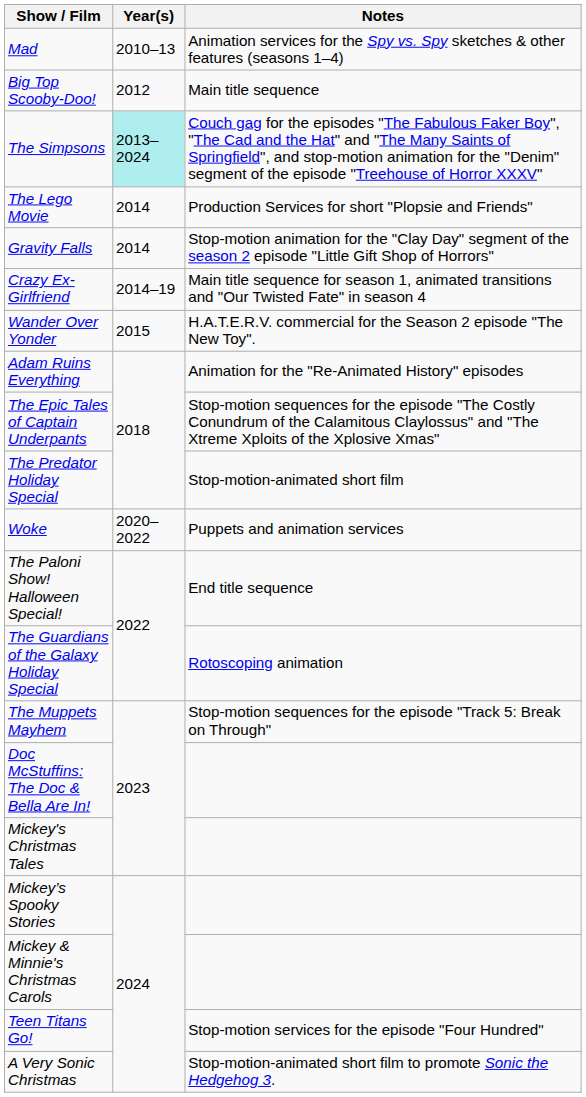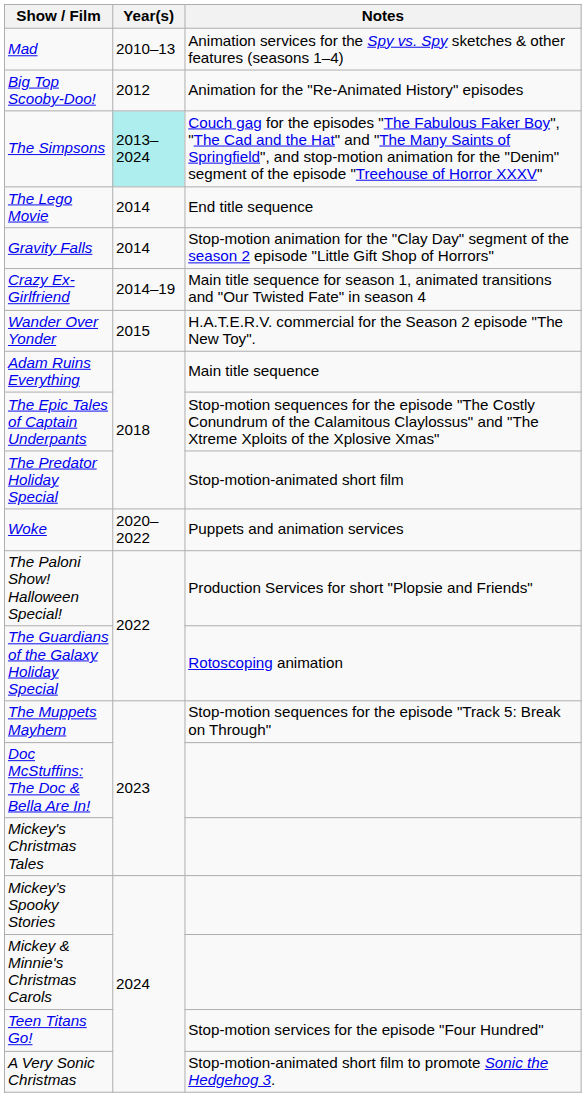(254, 90) Main title sequence -> (356, 90) Animation for the "Re-Animated History" episodes
(360, 207) Production Services for short "Plopsie and Friends" -> (251, 207) End title sequence
(356, 371) Animation for the "Re-Animated History" episodes -> (254, 371) Main title sequence
(251, 587) End title sequence -> (360, 587) Production Services for short "Plopsie and Friends"
